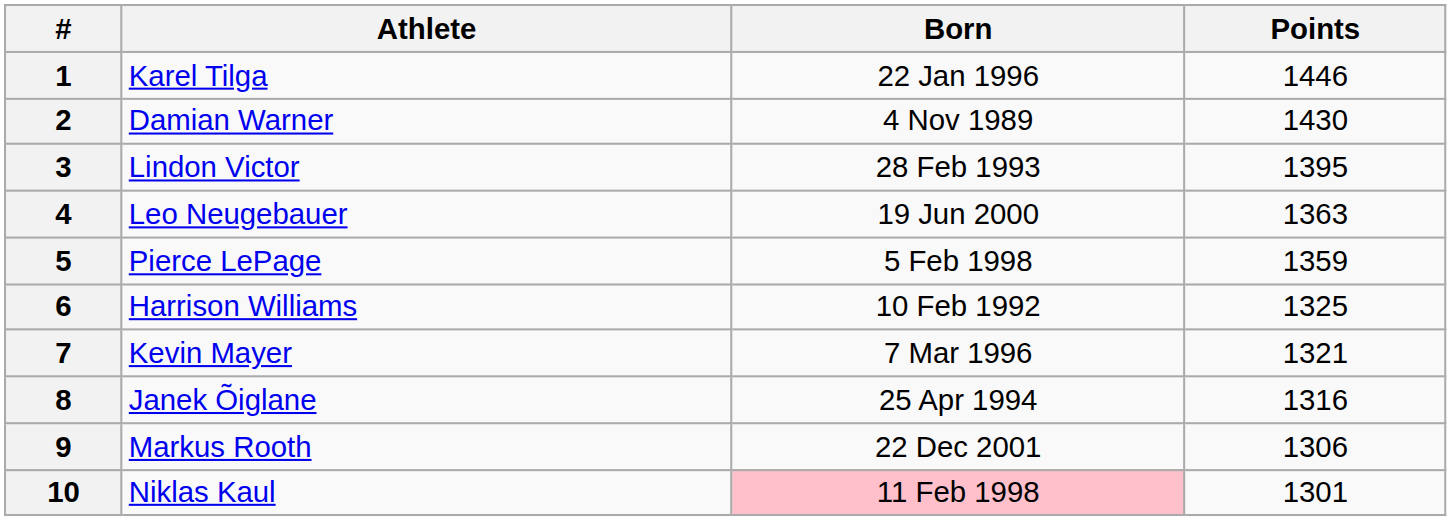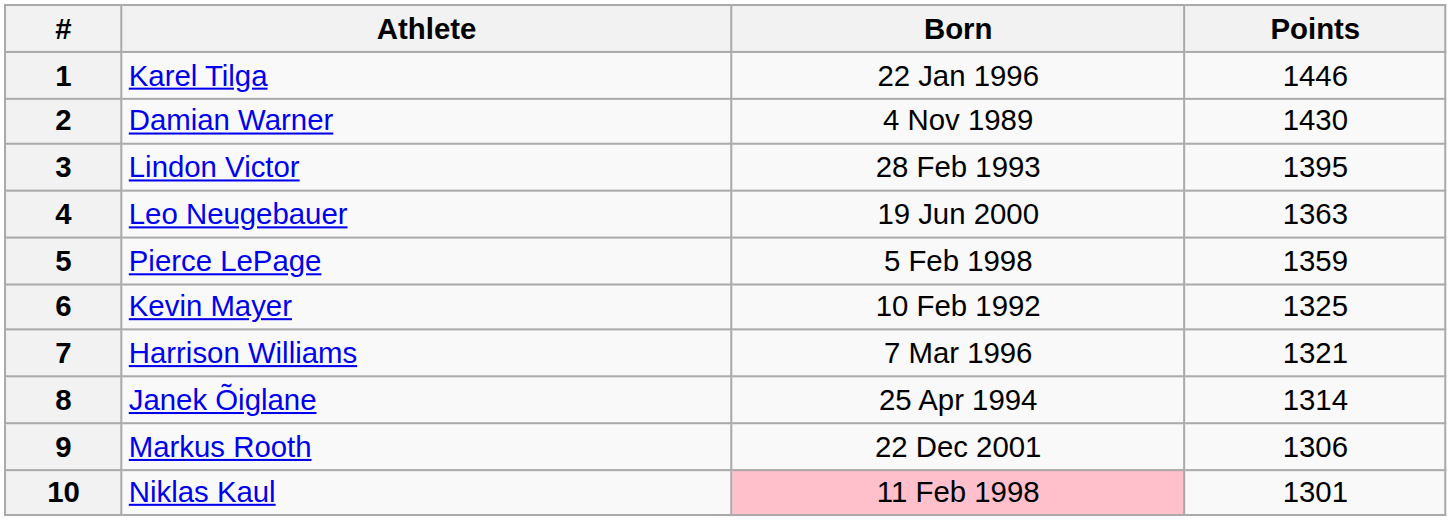(243, 307) Harrison Williams -> (210, 307) Kevin Mayer
(210, 353) Kevin Mayer -> (243, 353) Harrison Williams
(1315, 400) 1316 -> (1315, 400) 1314
